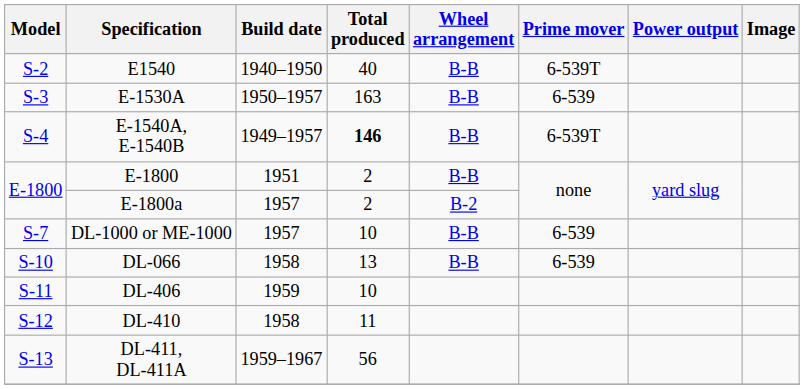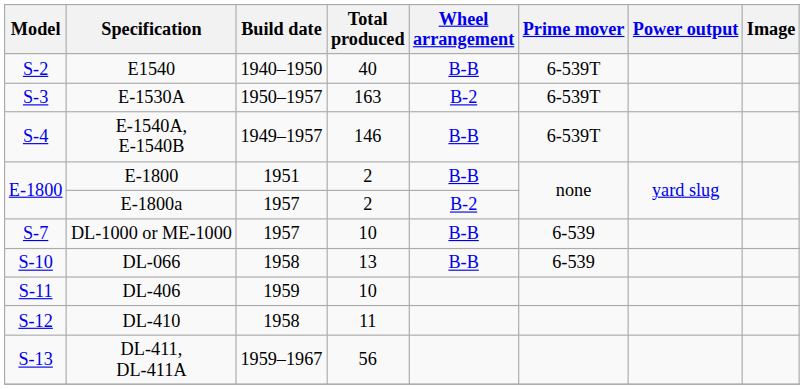(464, 97) B-B -> (464, 97) B-2
(574, 97) 6-539 -> (574, 97) 6-539T
(368, 136) bold -> (368, 136) normal
